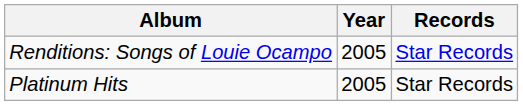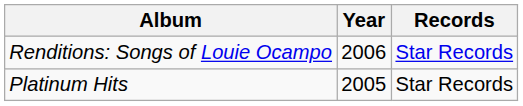(364, 52) 2005 -> (364, 52) 2006
